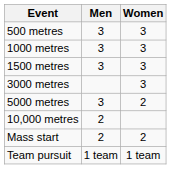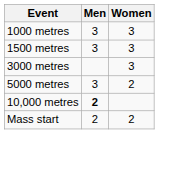- row: (35, 31)
(101, 119) normal -> (95, 102) bold
- row: (39, 155)
